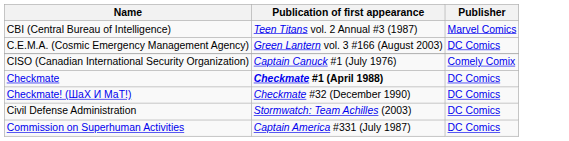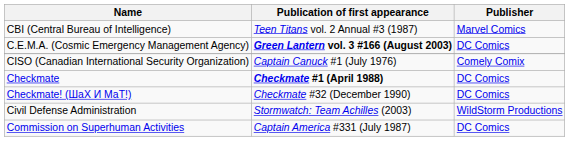(348, 45) normal -> (353, 45) bold
(474, 111) DC Comics -> (510, 111) WildStorm Productions
